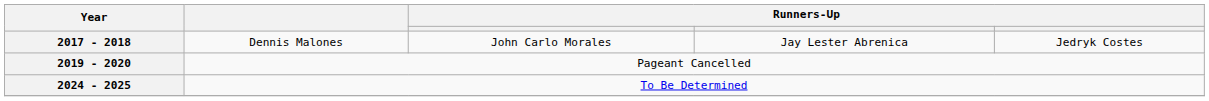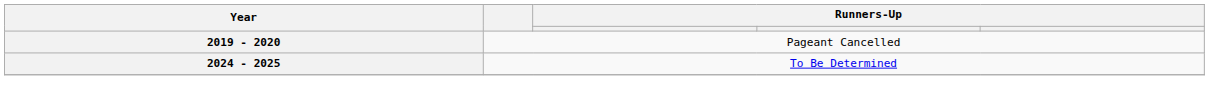- row: (94, 41)
